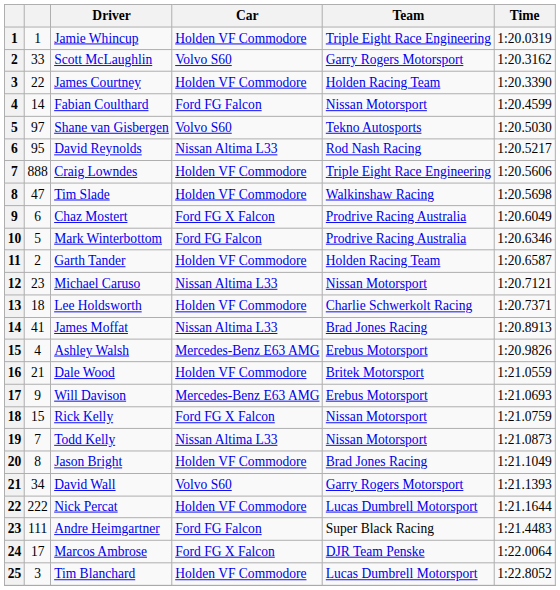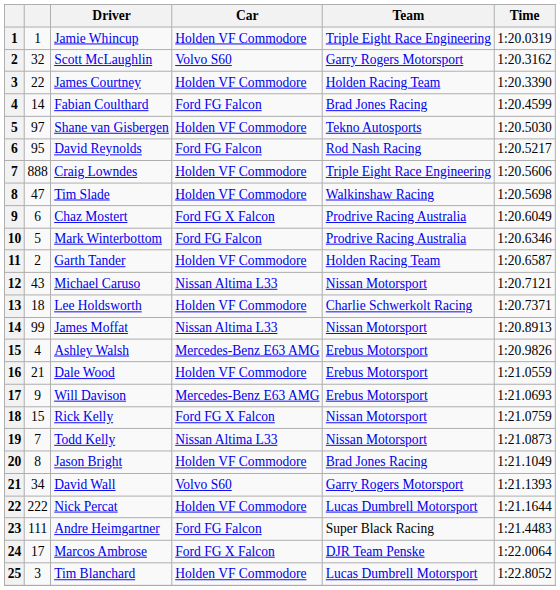(38, 60) 33 -> (38, 60) 32
(376, 105) Nissan Motorsport -> (377, 105) Brad Jones Racing
(203, 127) Volvo S60 -> (241, 127) Holden VF Commodore
(226, 150) Nissan Altima L33 -> (218, 150) Ford FG Falcon
(38, 283) 23 -> (38, 283) 43
(38, 328) 41 -> (38, 328) 99
(377, 328) Brad Jones Racing -> (376, 328) Nissan Motorsport
(375, 373) Britek Motorsport -> (377, 373) Erebus Motorsport
